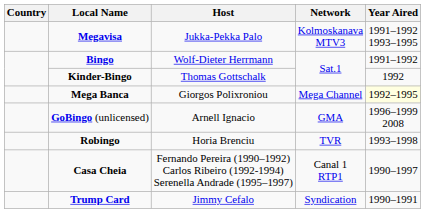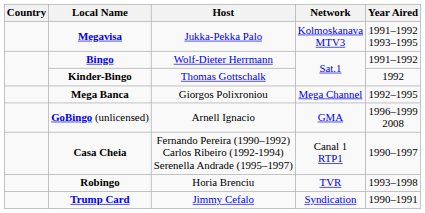(393, 94) lightyellow background -> (393, 94) no background
rows swapped: (100, 170) <-> (100, 141)
